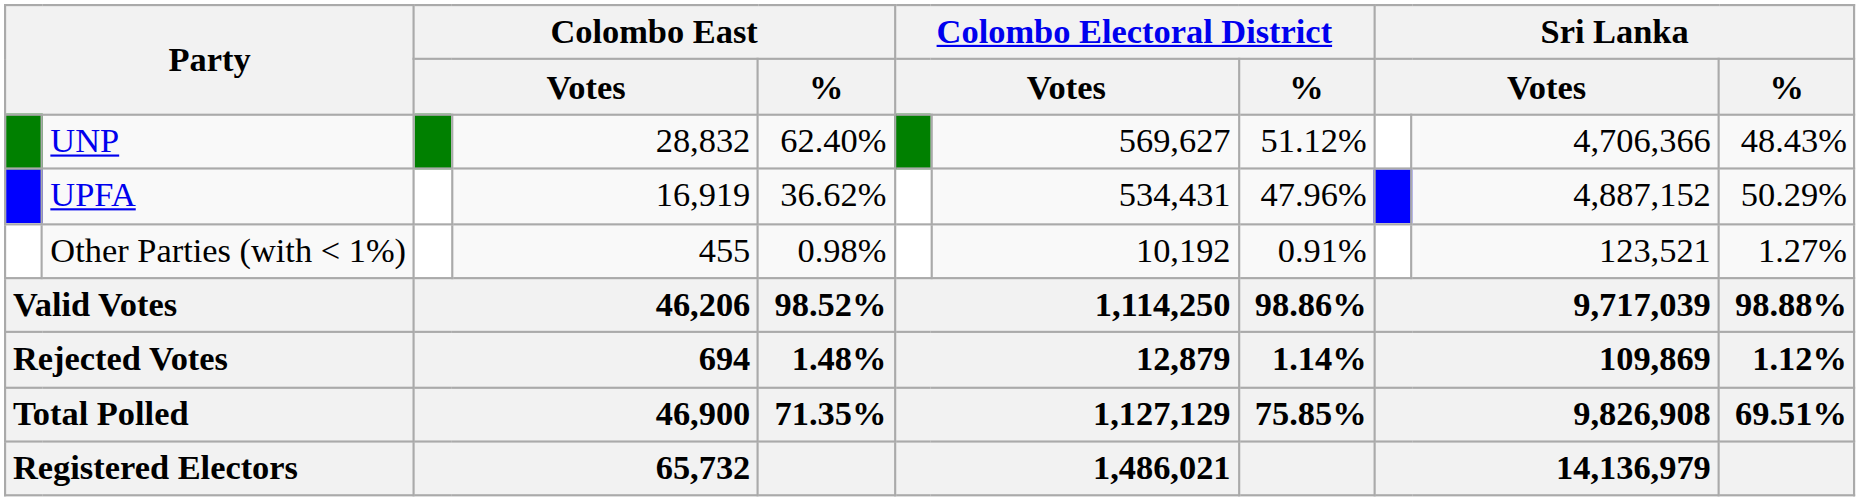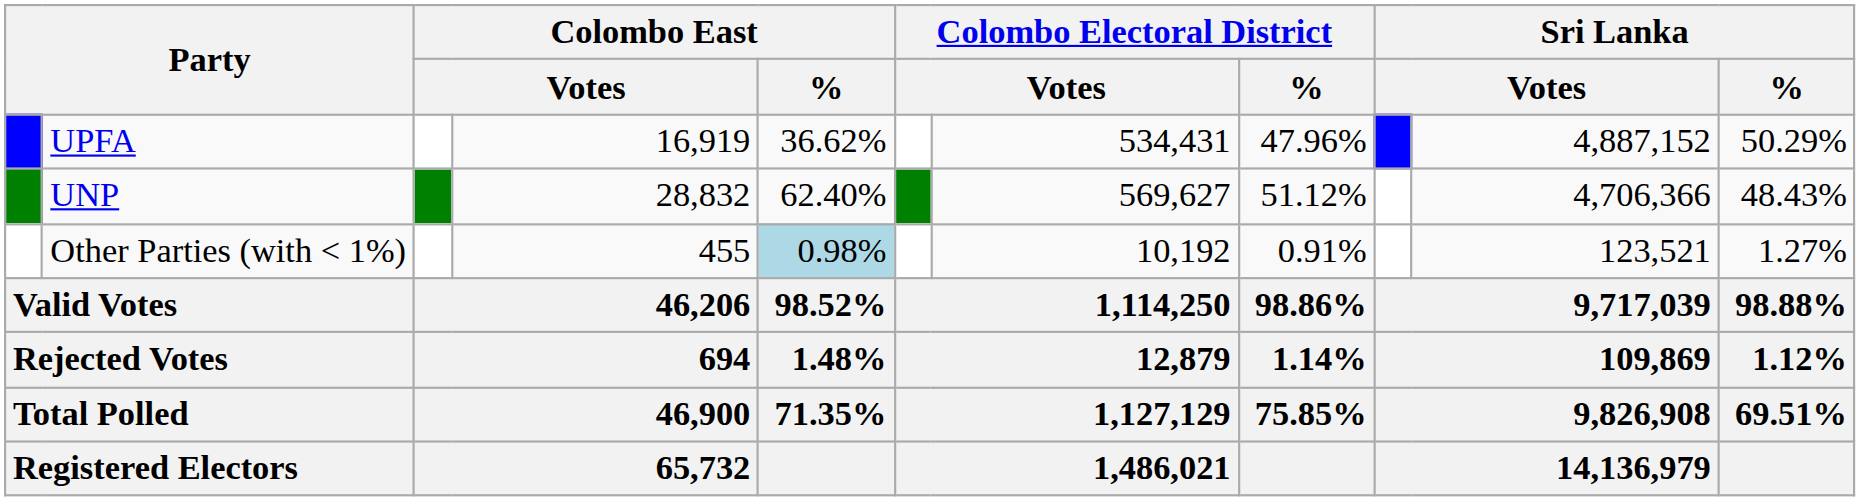rows swapped: (85, 140) <-> (93, 195)
(842, 250) no background -> (842, 250) lightblue background
